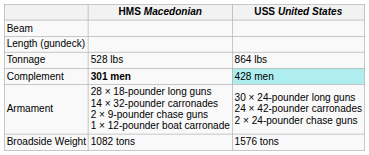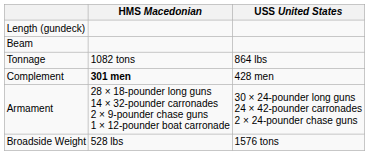rows swapped: (46, 44) <-> (20, 28)
(107, 60) 528 lbs -> (113, 60) 1082 tons
(254, 76) paleturquoise background -> (254, 76) no background
(113, 142) 1082 tons -> (107, 142) 528 lbs
